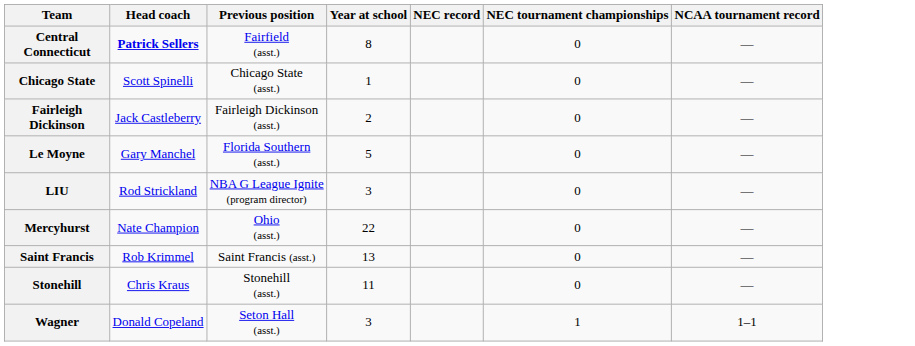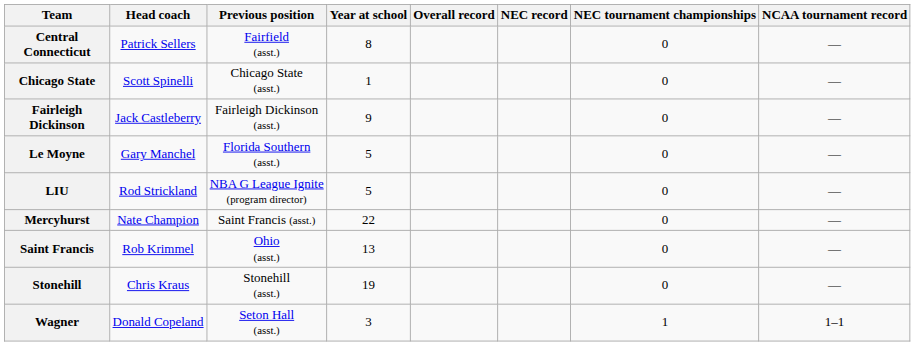+ column: (454, 15)
(158, 44) bold -> (158, 44) normal
(368, 117) 2 -> (368, 117) 9
(368, 191) 3 -> (368, 191) 5
(267, 227) Ohio (asst.) -> (267, 220) Saint Francis (asst.)
(267, 257) Saint Francis (asst.) -> (267, 249) Ohio (asst.)
(368, 286) 11 -> (368, 286) 19
